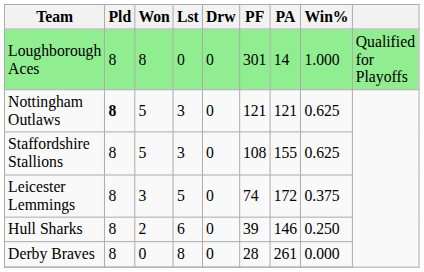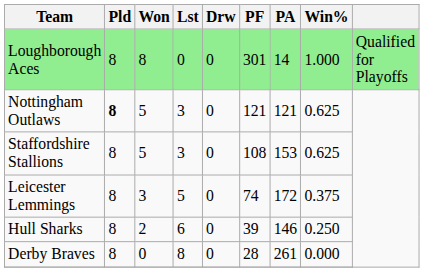(285, 153) 155 -> (285, 153) 153
